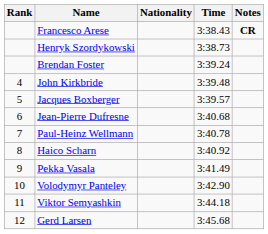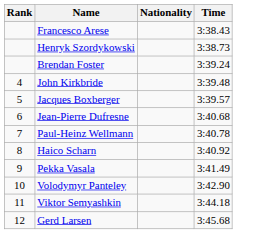- column: (248, 13)
